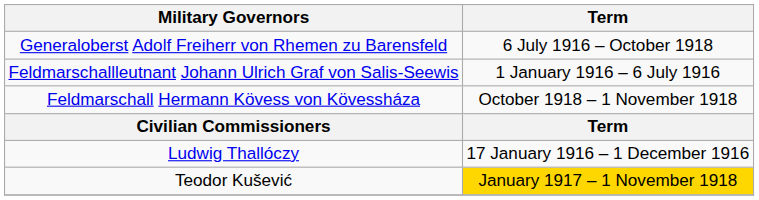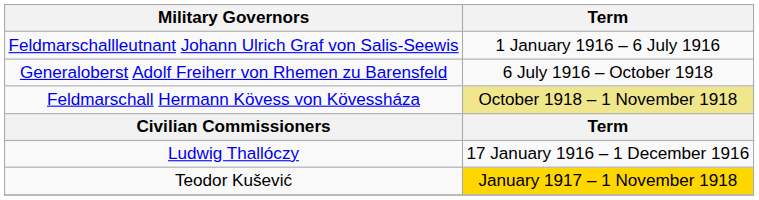rows swapped: (234, 72) <-> (234, 45)
(608, 99) no background -> (608, 99) khaki background
